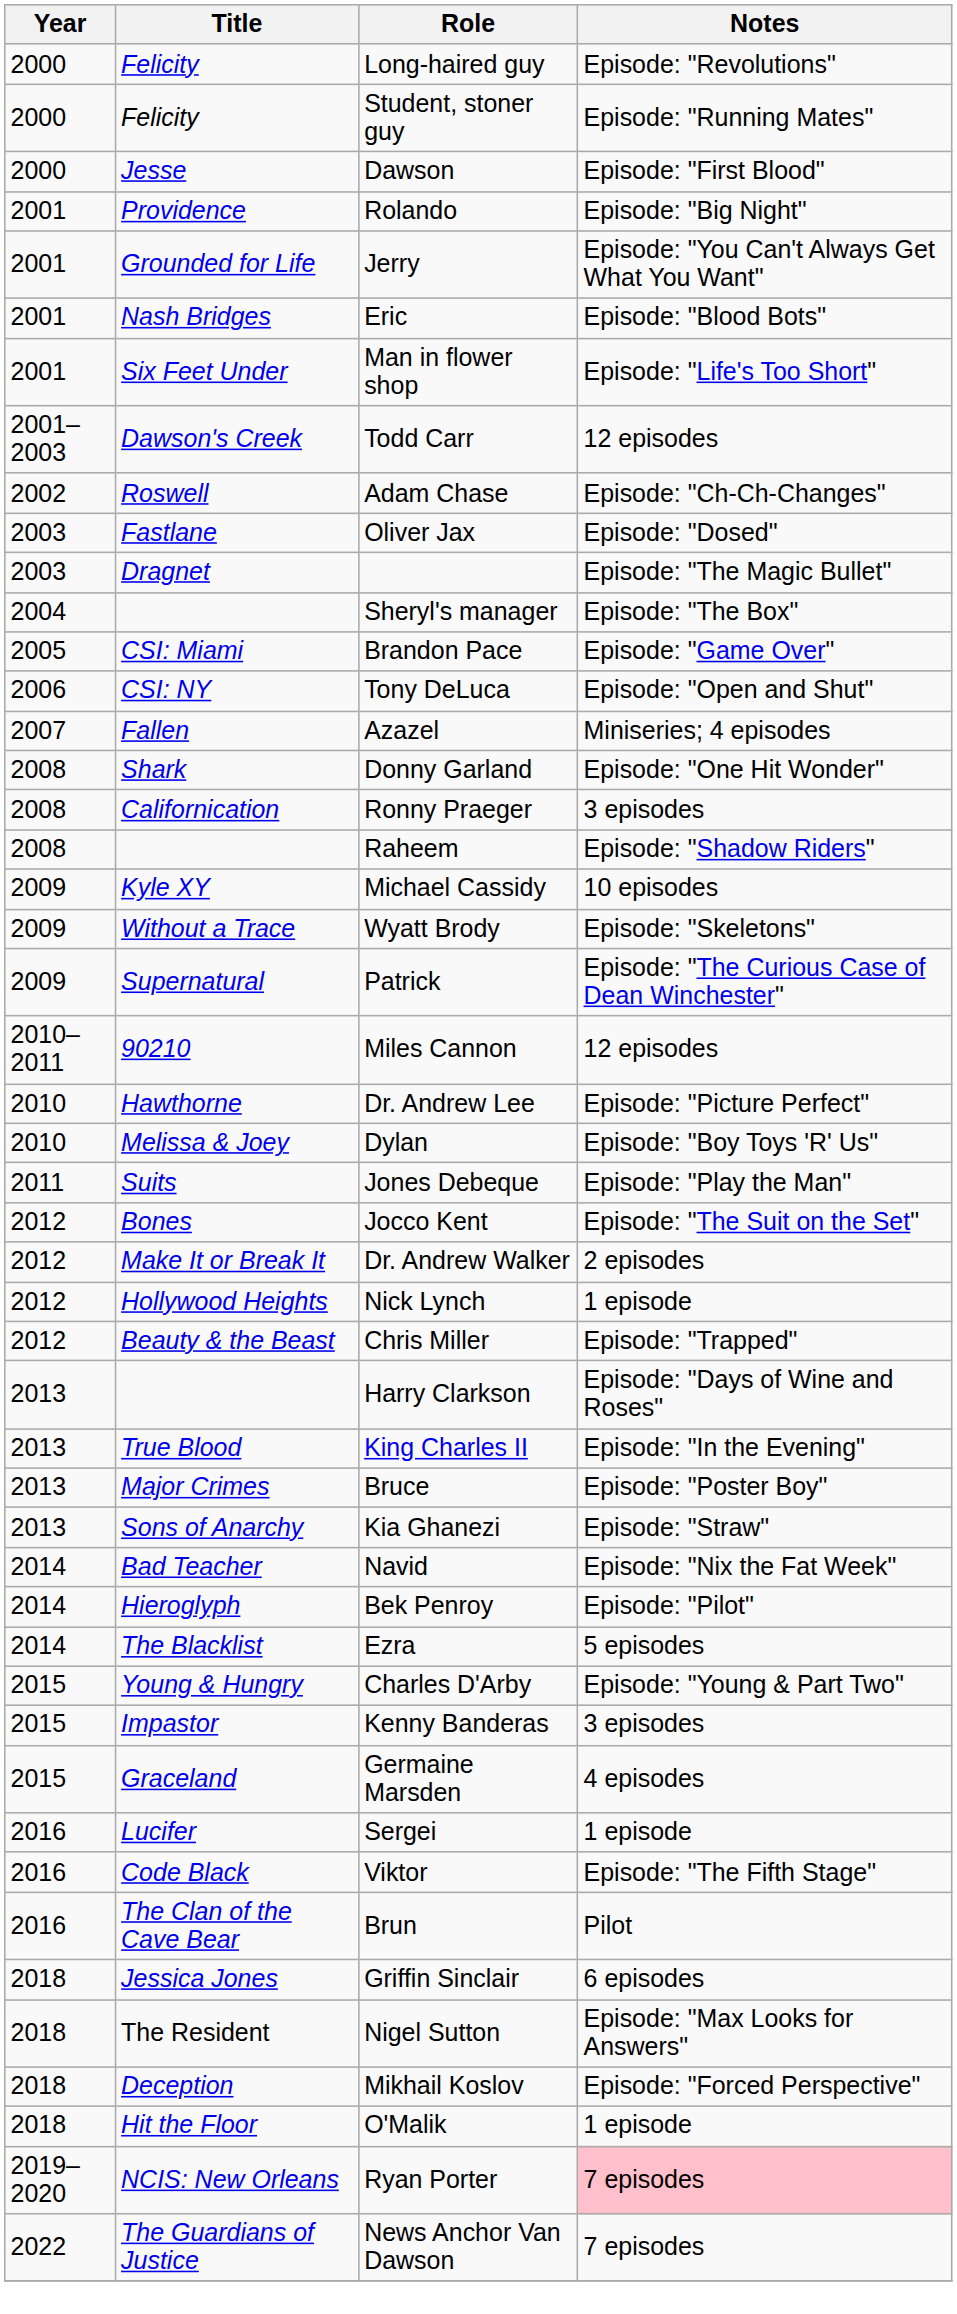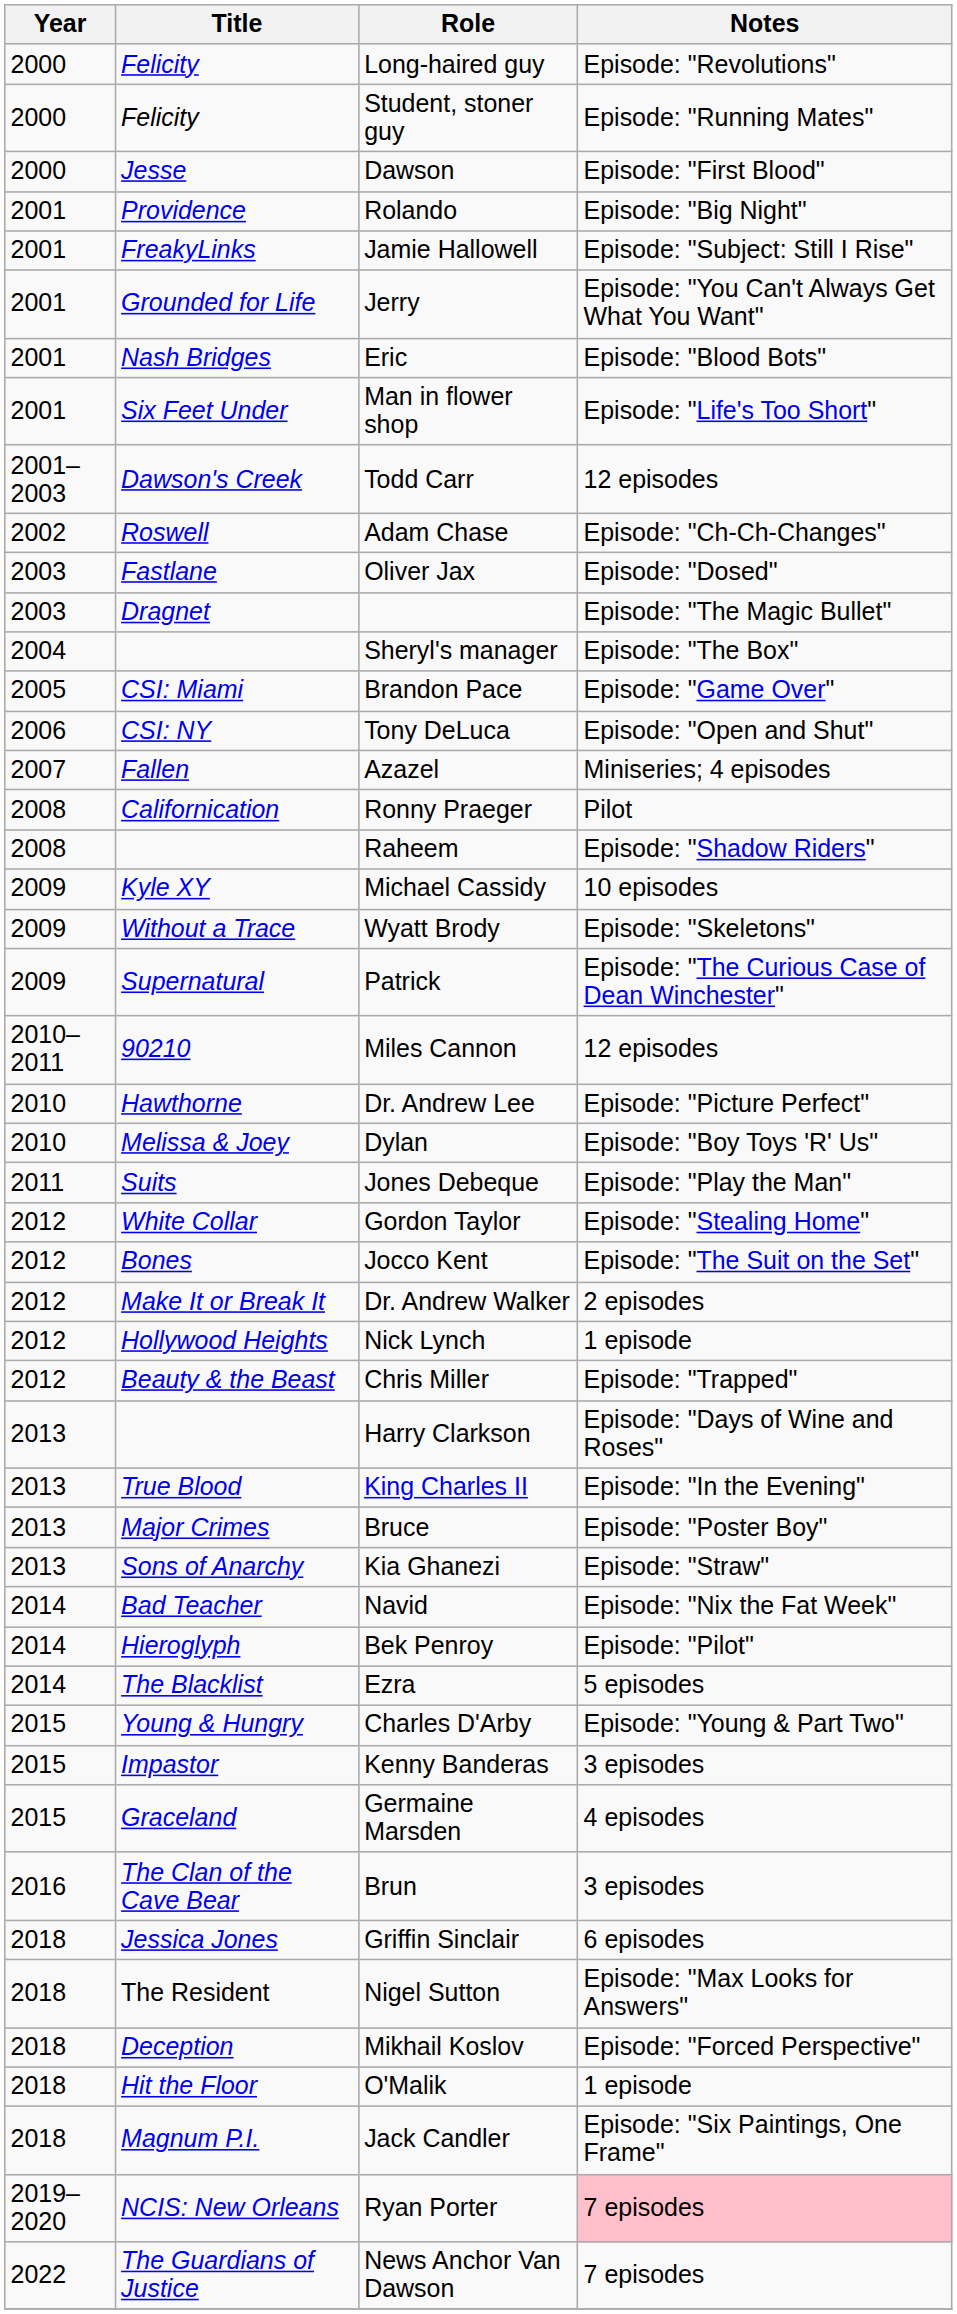+ row: (188, 250)
- row: (154, 769)
(644, 809) 3 episodes -> (608, 809) Pilot
+ row: (189, 1221)
- row: (159, 1832)
- row: (185, 1871)
(608, 1925) Pilot -> (644, 1885) 3 episodes
+ row: (190, 2140)
